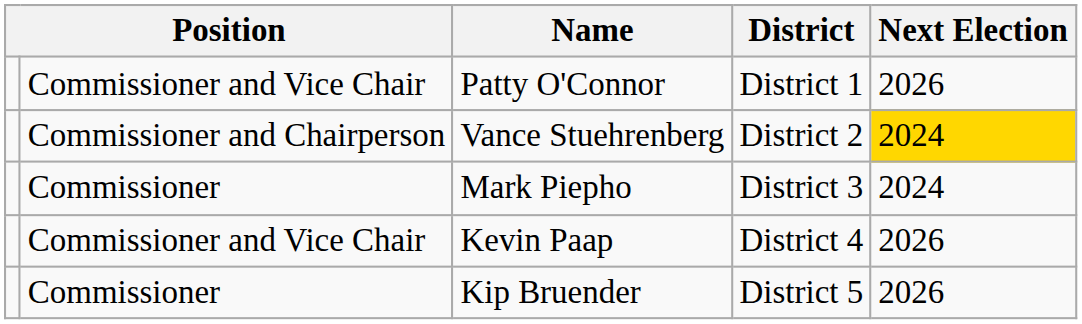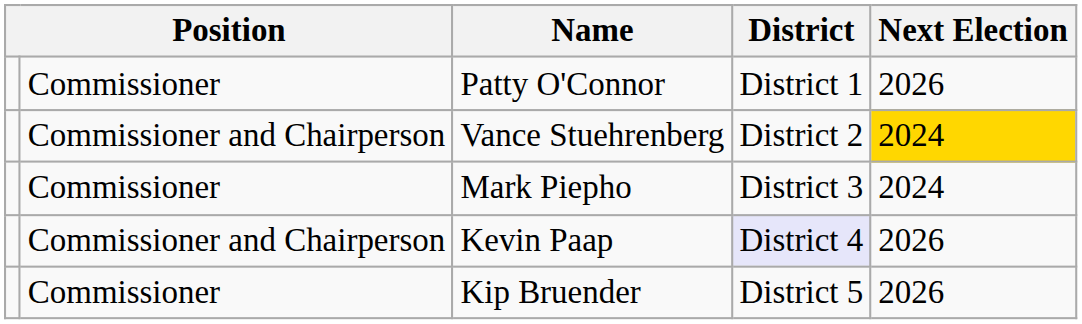(227, 82) Commissioner and Vice Chair -> (124, 82) Commissioner
(227, 239) Commissioner and Vice Chair -> (237, 239) Commissioner and Chairperson
(801, 239) no background -> (801, 239) lavender background
